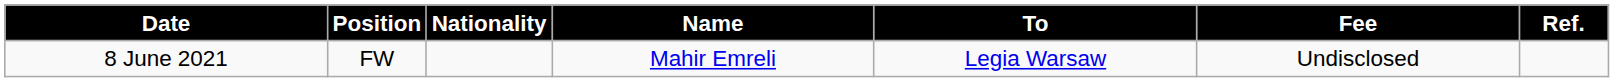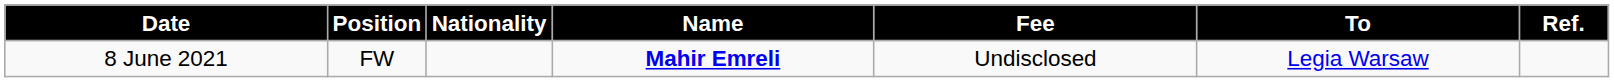columns swapped: (1035, 23) <-> (1358, 23)
(713, 58) normal -> (713, 58) bold
